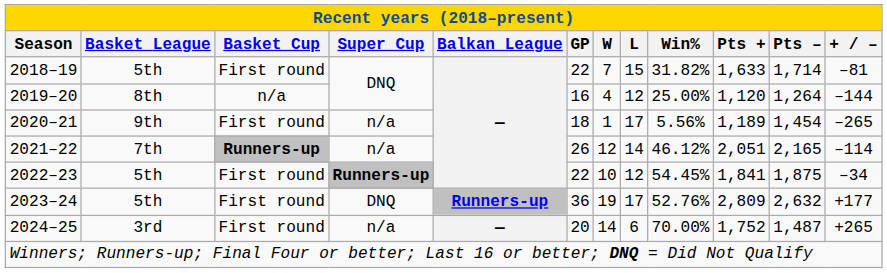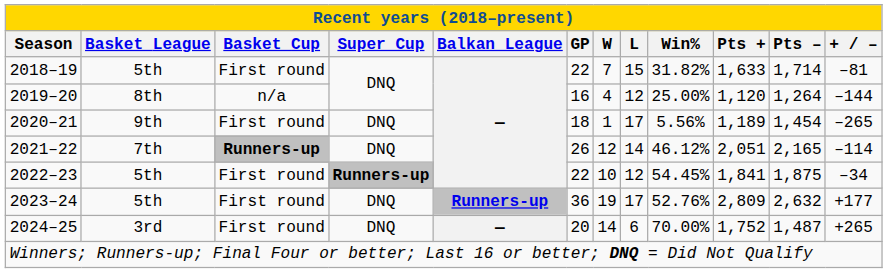(381, 123) n/a -> (381, 123) DNQ
(381, 149) n/a -> (381, 149) DNQ
(381, 228) n/a -> (381, 228) DNQ
